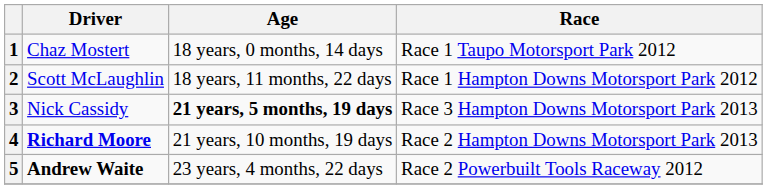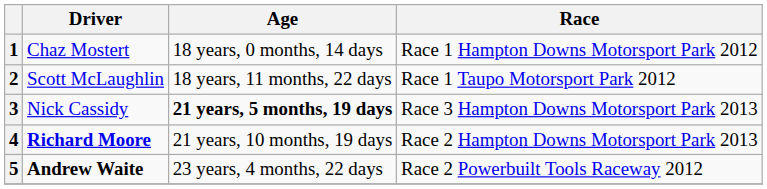(538, 49) Race 1 Taupo Motorsport Park 2012 -> (579, 49) Race 1 Hampton Downs Motorsport Park 2012
(579, 79) Race 1 Hampton Downs Motorsport Park 2012 -> (538, 79) Race 1 Taupo Motorsport Park 2012
